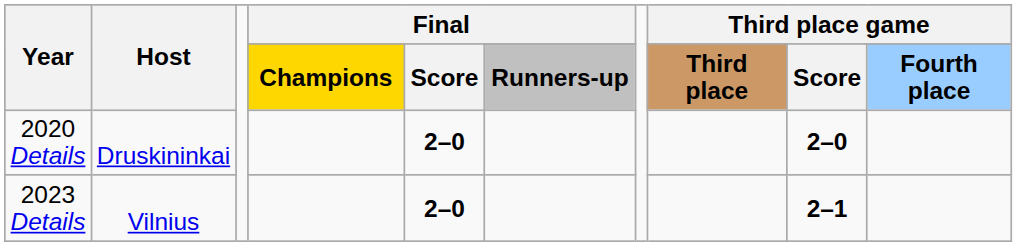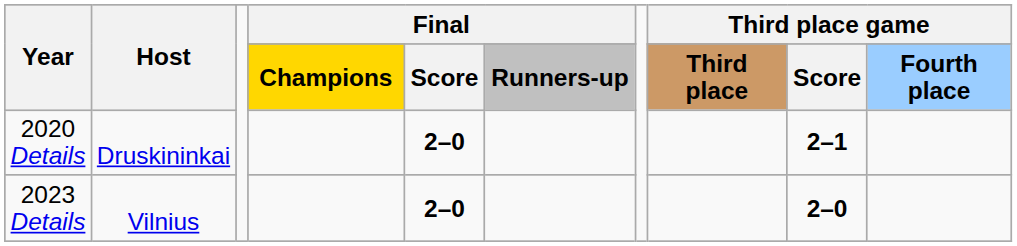(827, 143) 2–0 -> (827, 143) 2–1
(827, 209) 2–1 -> (827, 209) 2–0
